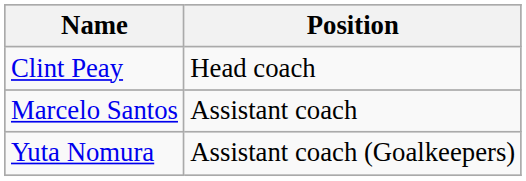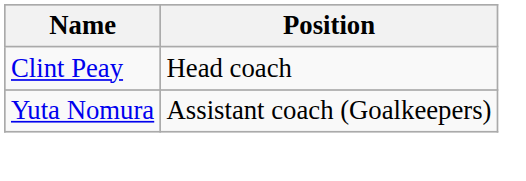- row: (94, 110)
